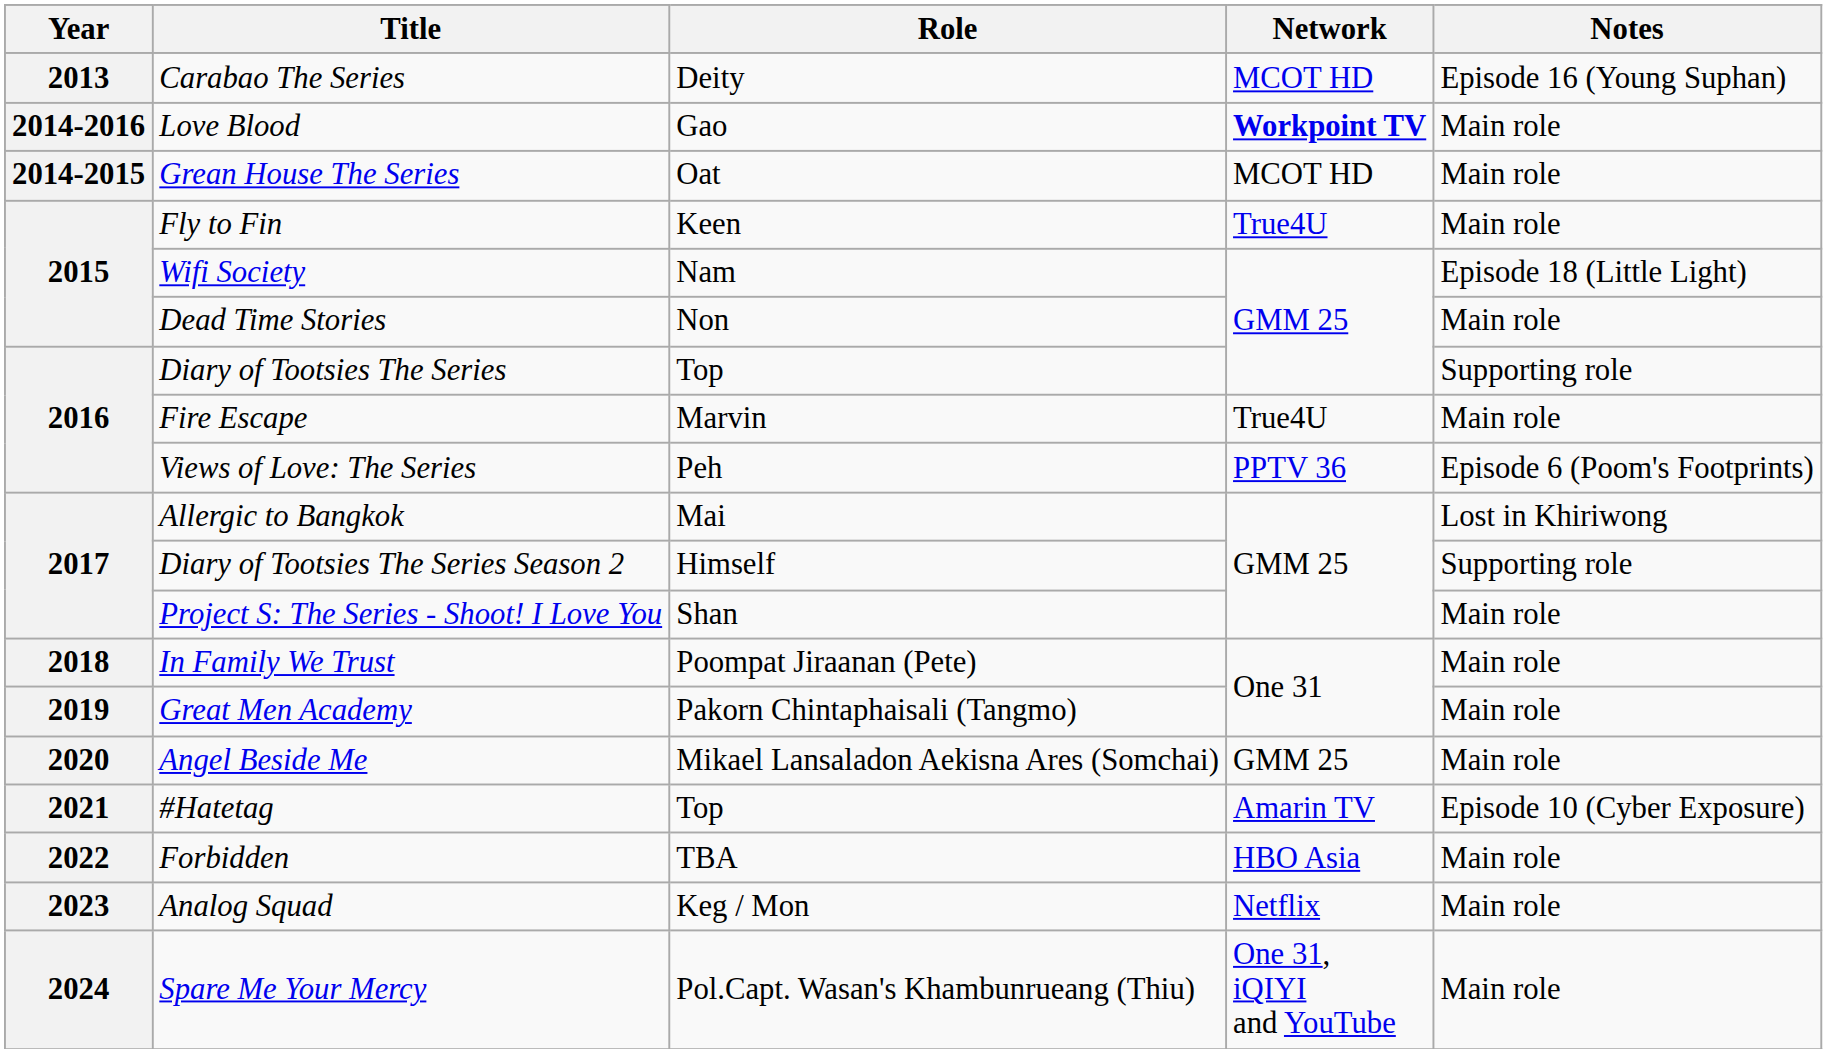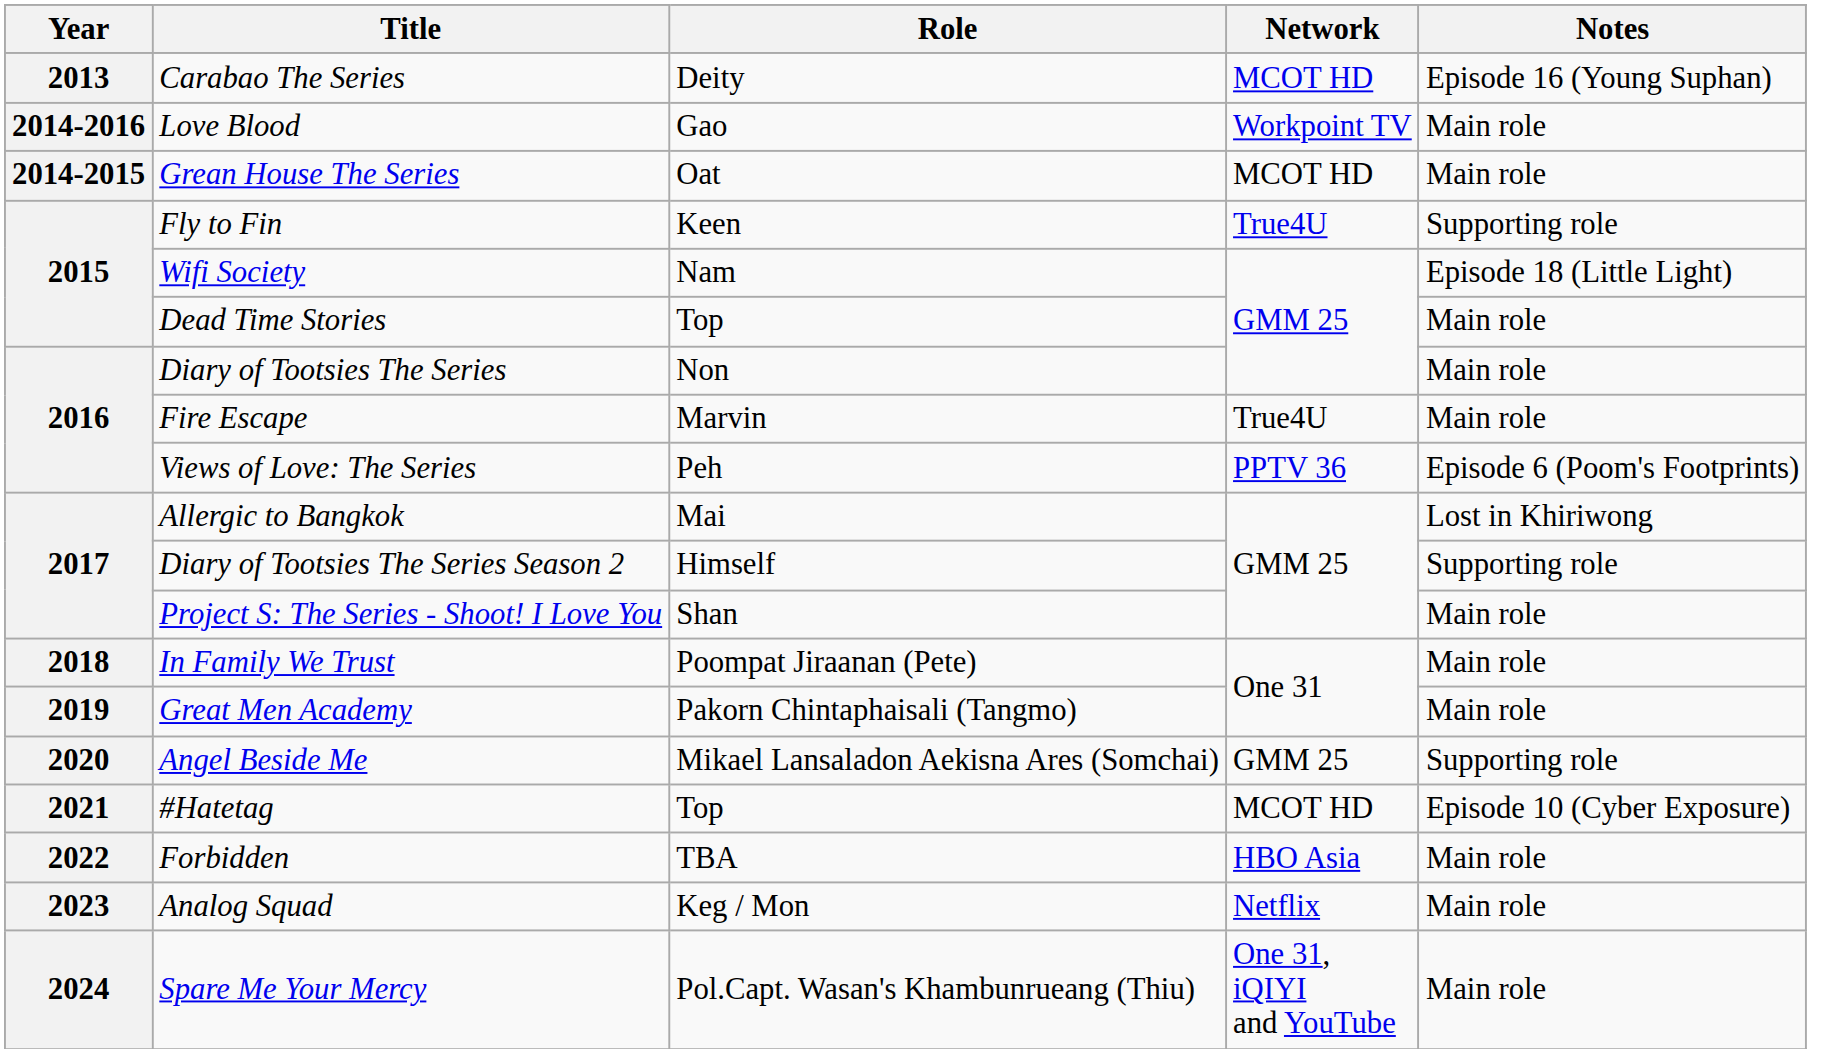(1330, 126) bold -> (1322, 126) normal
(1501, 223) Main role -> (1522, 223) Supporting role
(703, 321) Non -> (700, 321) Top
(700, 369) Top -> (703, 369) Non
(1536, 369) Supporting role -> (1486, 369) Main role
(1501, 759) Main role -> (1522, 759) Supporting role
(1304, 808) Amarin TV -> (1303, 808) MCOT HD
